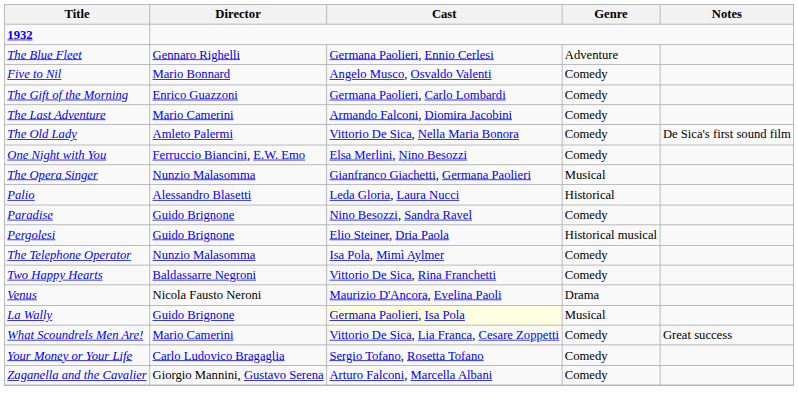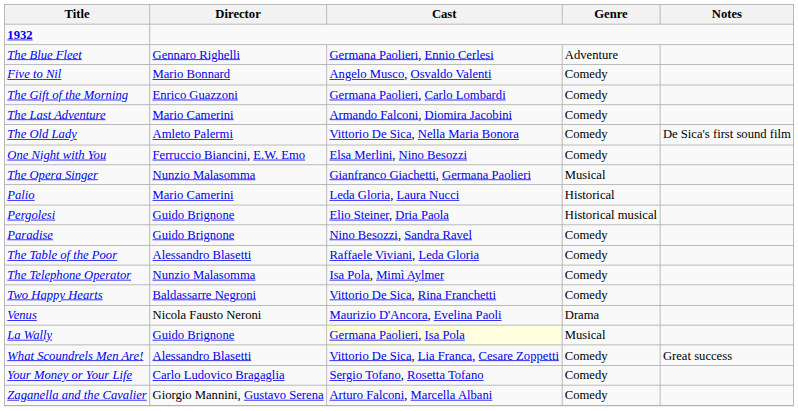(202, 194) Alessandro Blasetti -> (193, 194) Mario Camerini
rows swapped: (30, 214) <-> (31, 235)
+ row: (62, 255)
(193, 335) Mario Camerini -> (202, 355) Alessandro Blasetti
